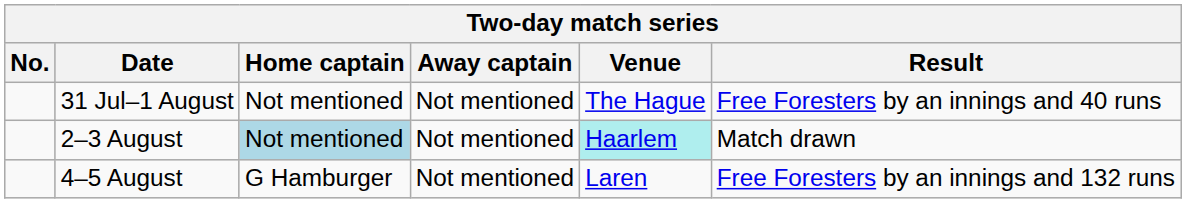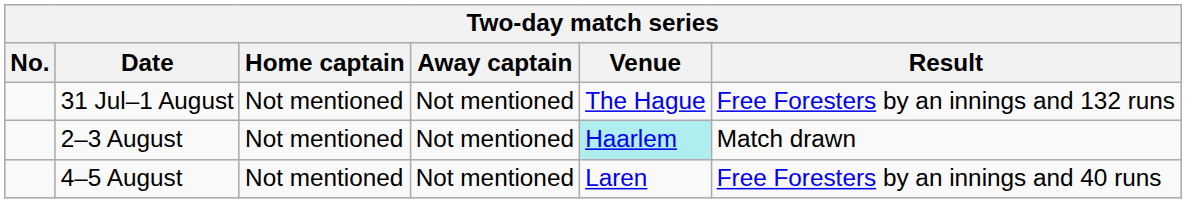(939, 100) Free Foresters by an innings and 40 runs -> (946, 100) Free Foresters by an innings and 132 runs
(324, 139) lightblue background -> (324, 139) no background
(319, 178) G Hamburger -> (324, 178) Not mentioned
(946, 178) Free Foresters by an innings and 132 runs -> (939, 178) Free Foresters by an innings and 40 runs
